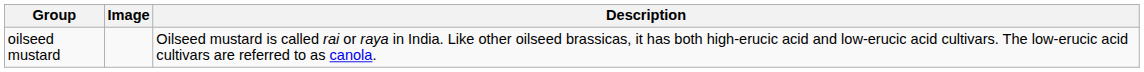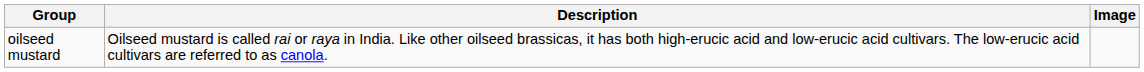columns swapped: (129, 16) <-> (646, 16)
